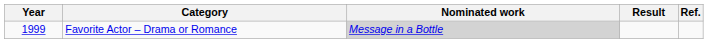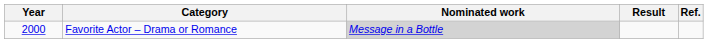(34, 30) 1999 -> (34, 30) 2000
